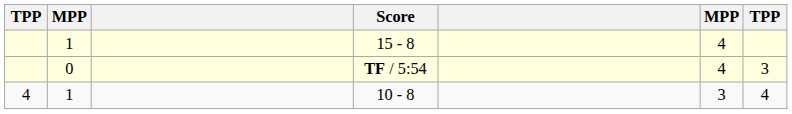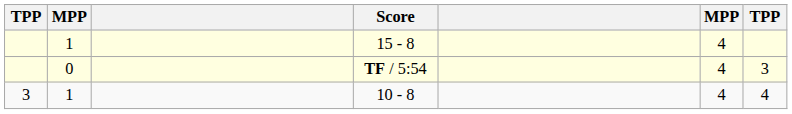(26, 95) 4 -> (26, 95) 3
(722, 95) 3 -> (722, 95) 4
